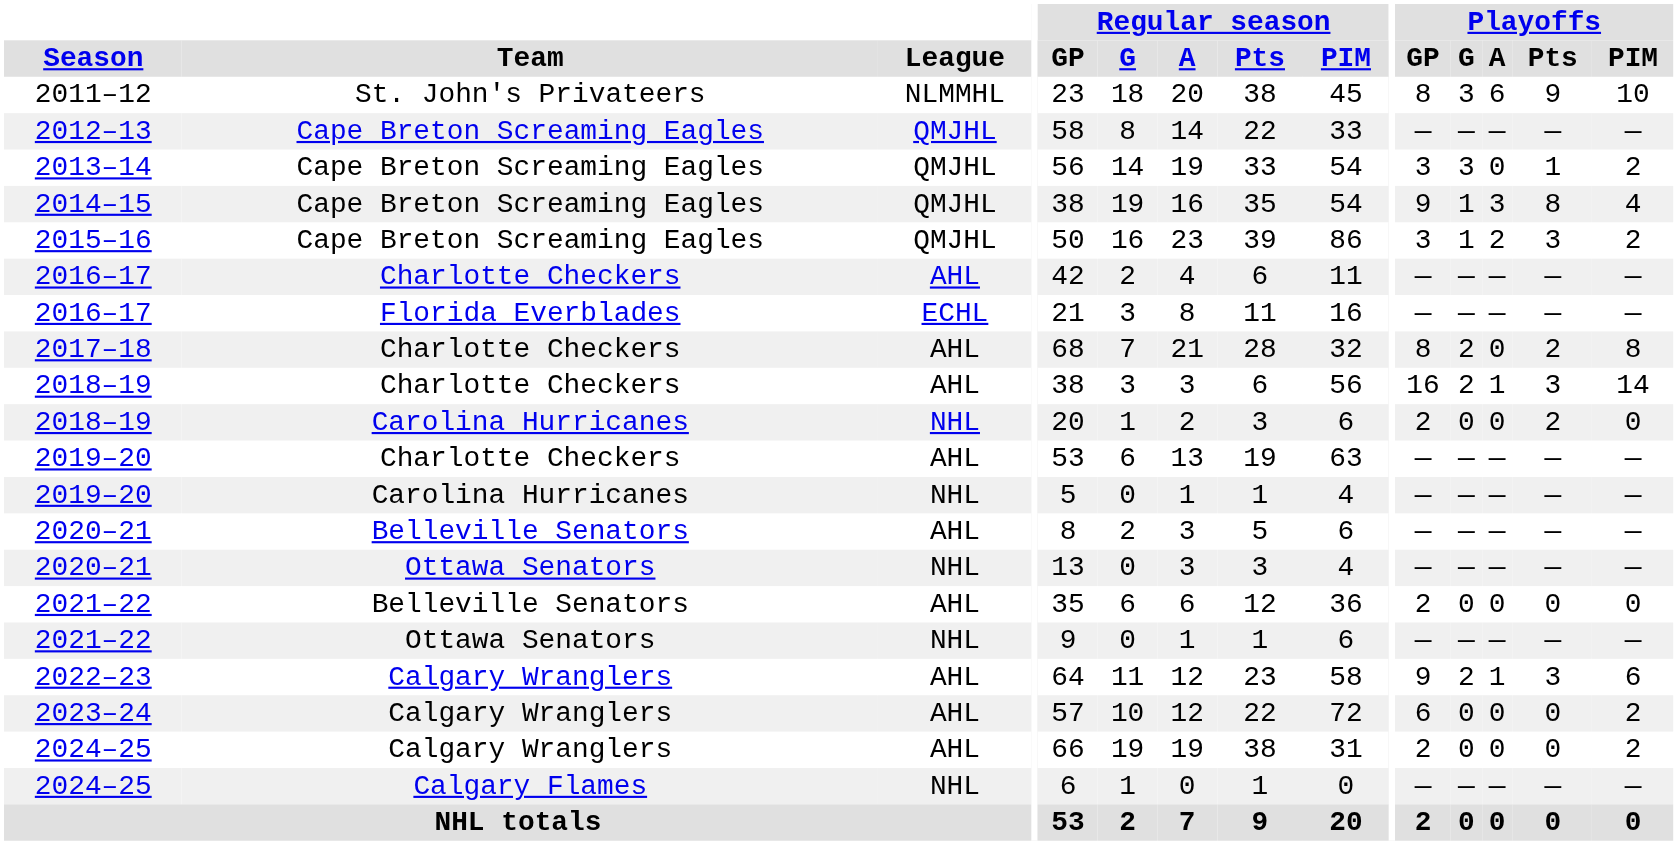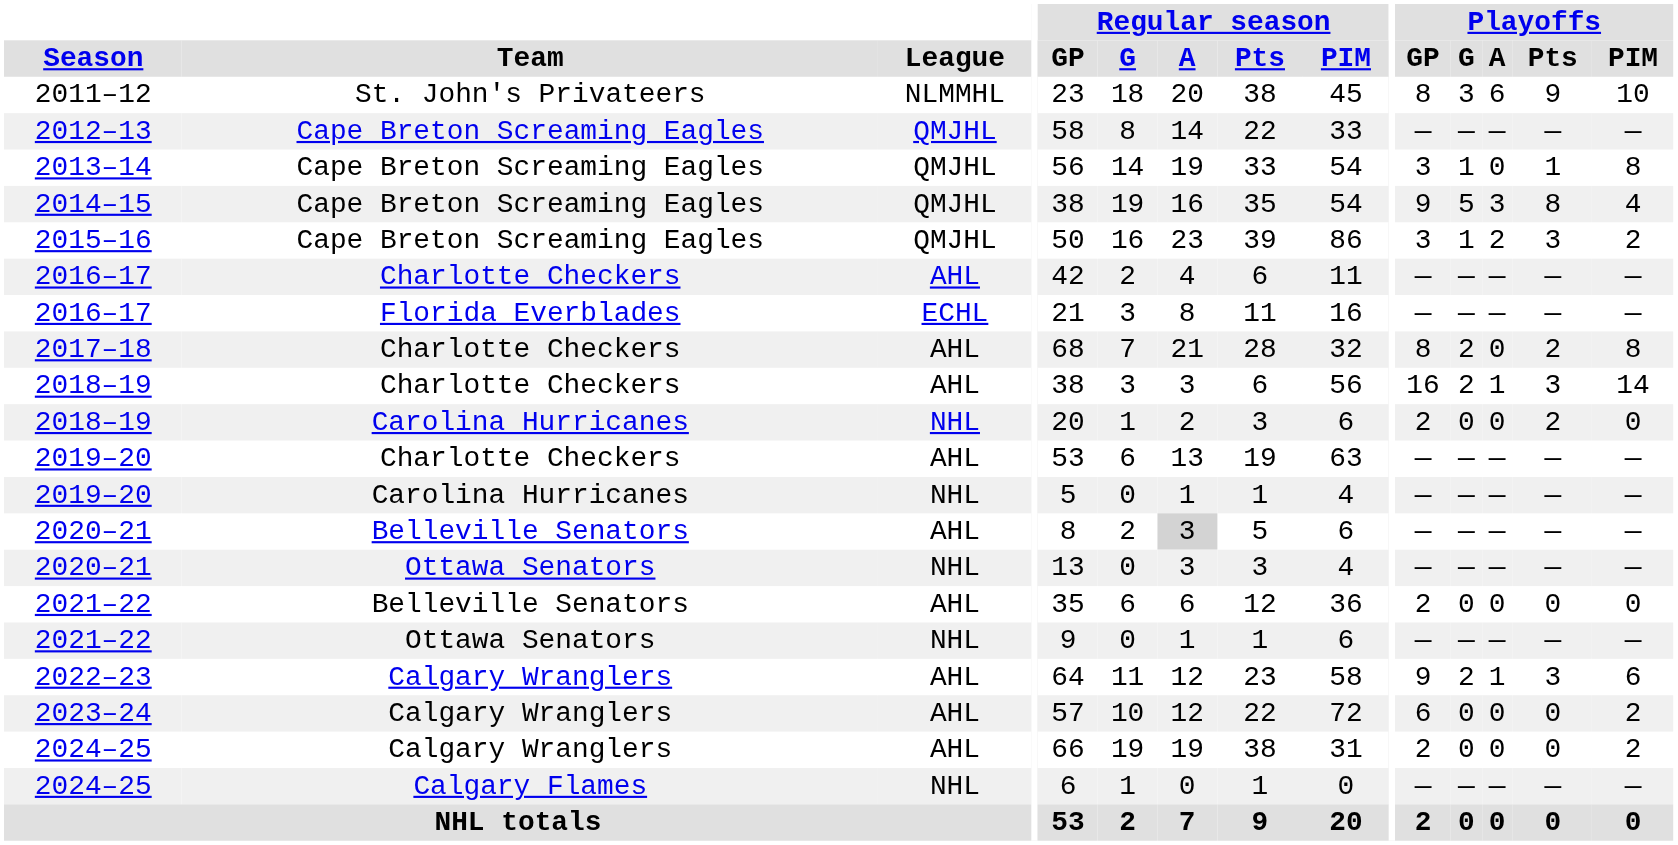(1466, 168) 3 -> (1466, 168) 1
(1633, 168) 2 -> (1633, 168) 8
(1466, 204) 1 -> (1466, 204) 5
(1187, 532) no background -> (1187, 532) lightgrey background
